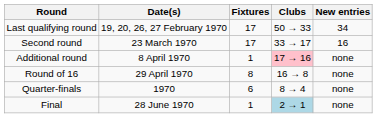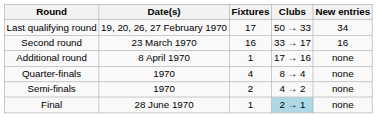(250, 43) 17 -> (250, 43) 16
(292, 58) pink background -> (292, 58) no background
- row: (52, 74)
(250, 89) 6 -> (250, 74) 4
+ row: (52, 89)
